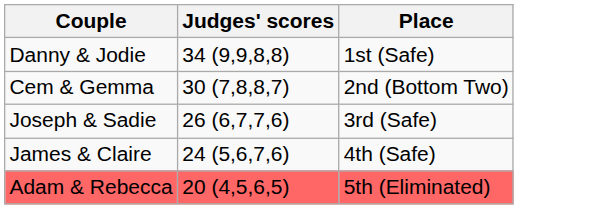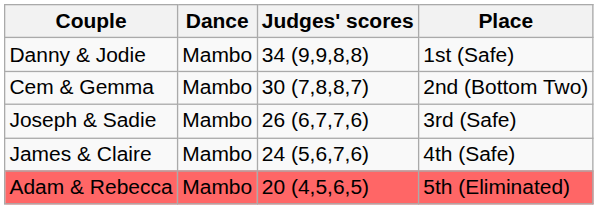+ column: (217, 21)
